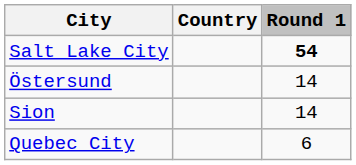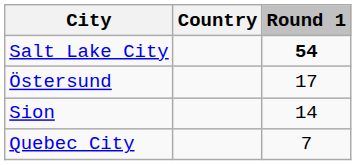(306, 82) 14 -> (306, 82) 17
(306, 144) 6 -> (306, 144) 7
